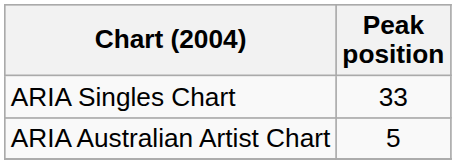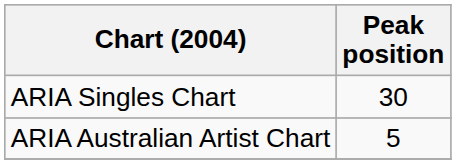(393, 96) 33 -> (393, 96) 30
